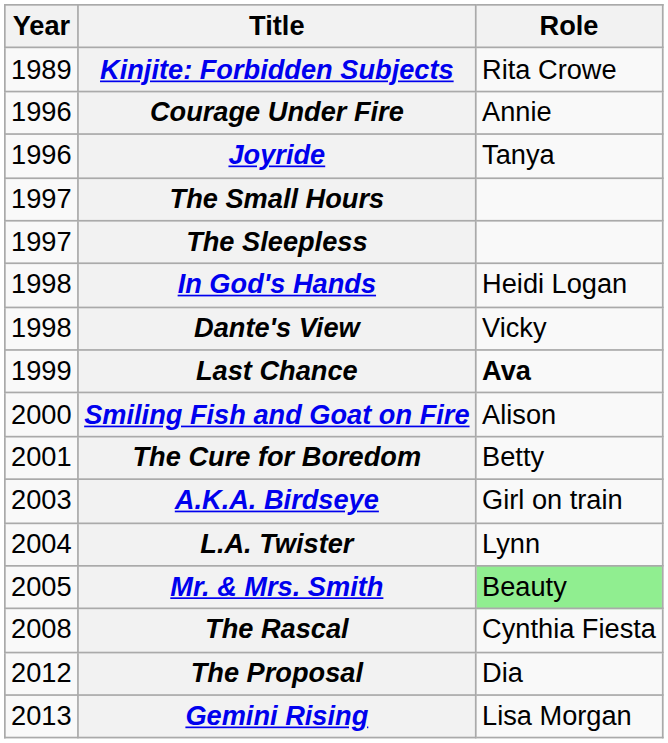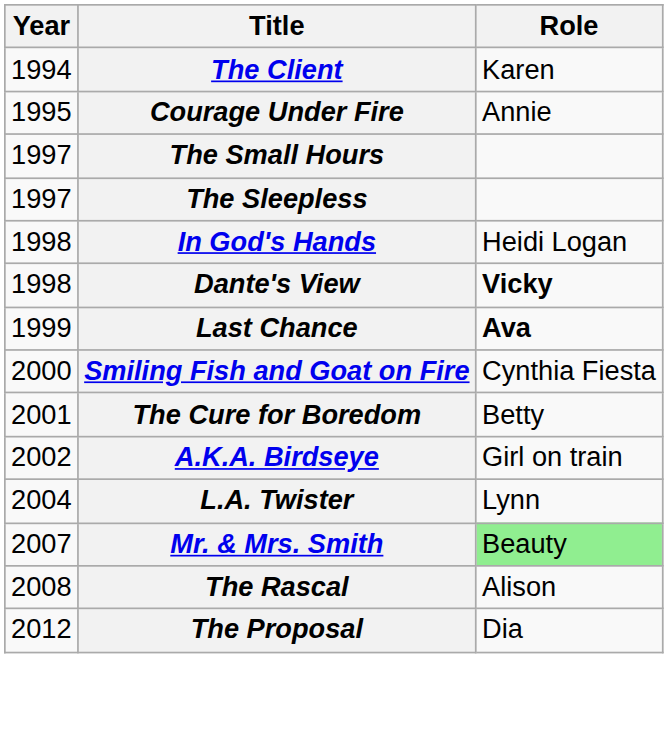- row: (277, 69)
+ row: (277, 69)
(41, 112) 1996 -> (41, 112) 1995
- row: (277, 155)
(514, 328) normal -> (517, 284) bold
(519, 414) Alison -> (569, 371) Cynthia Fiesta
(41, 500) 2003 -> (41, 457) 2002
(41, 586) 2005 -> (41, 543) 2007
(569, 629) Cynthia Fiesta -> (519, 586) Alison
- row: (277, 716)
